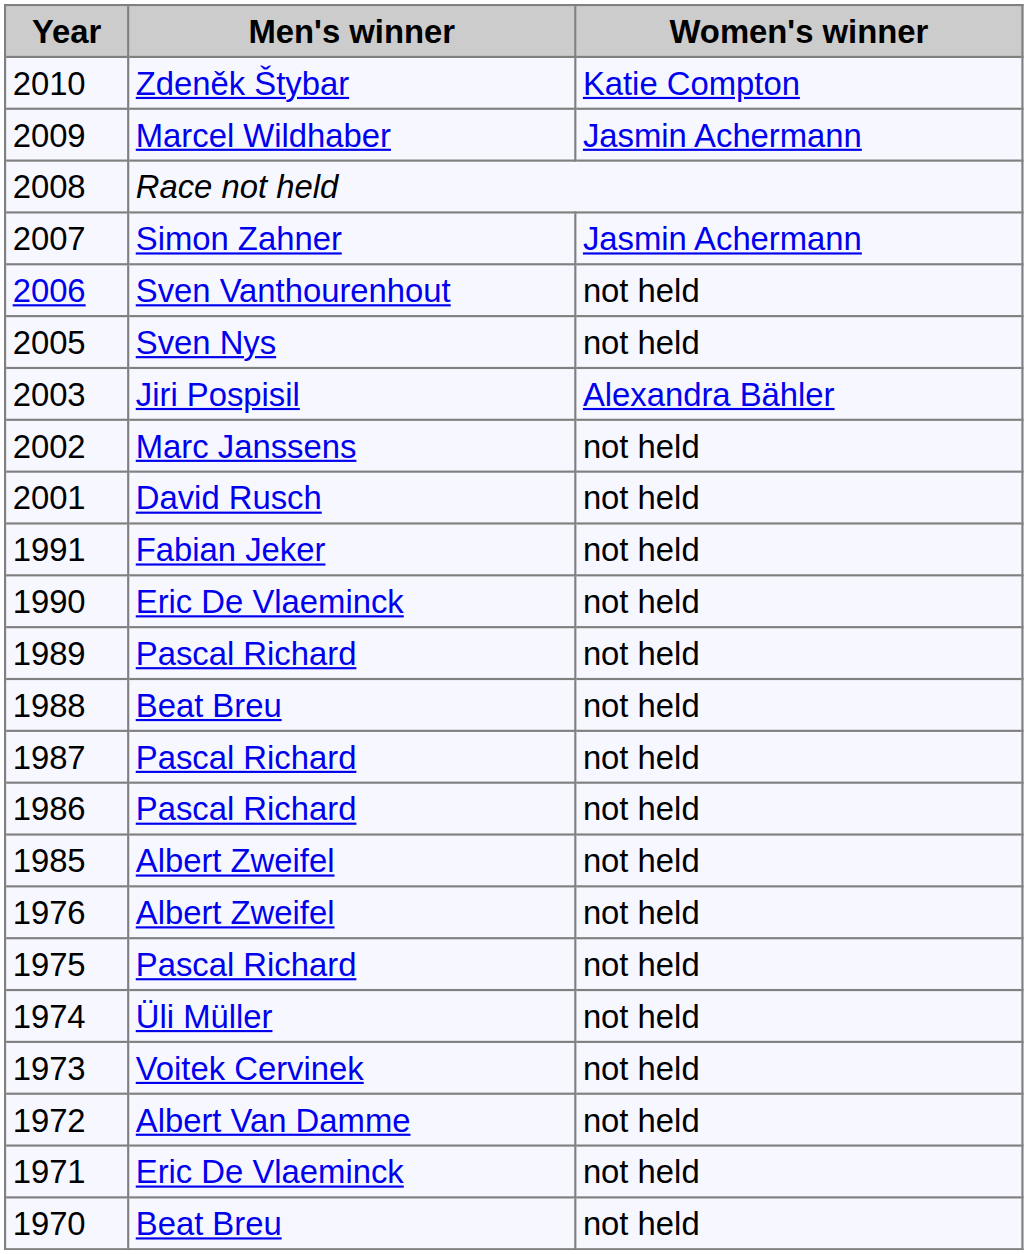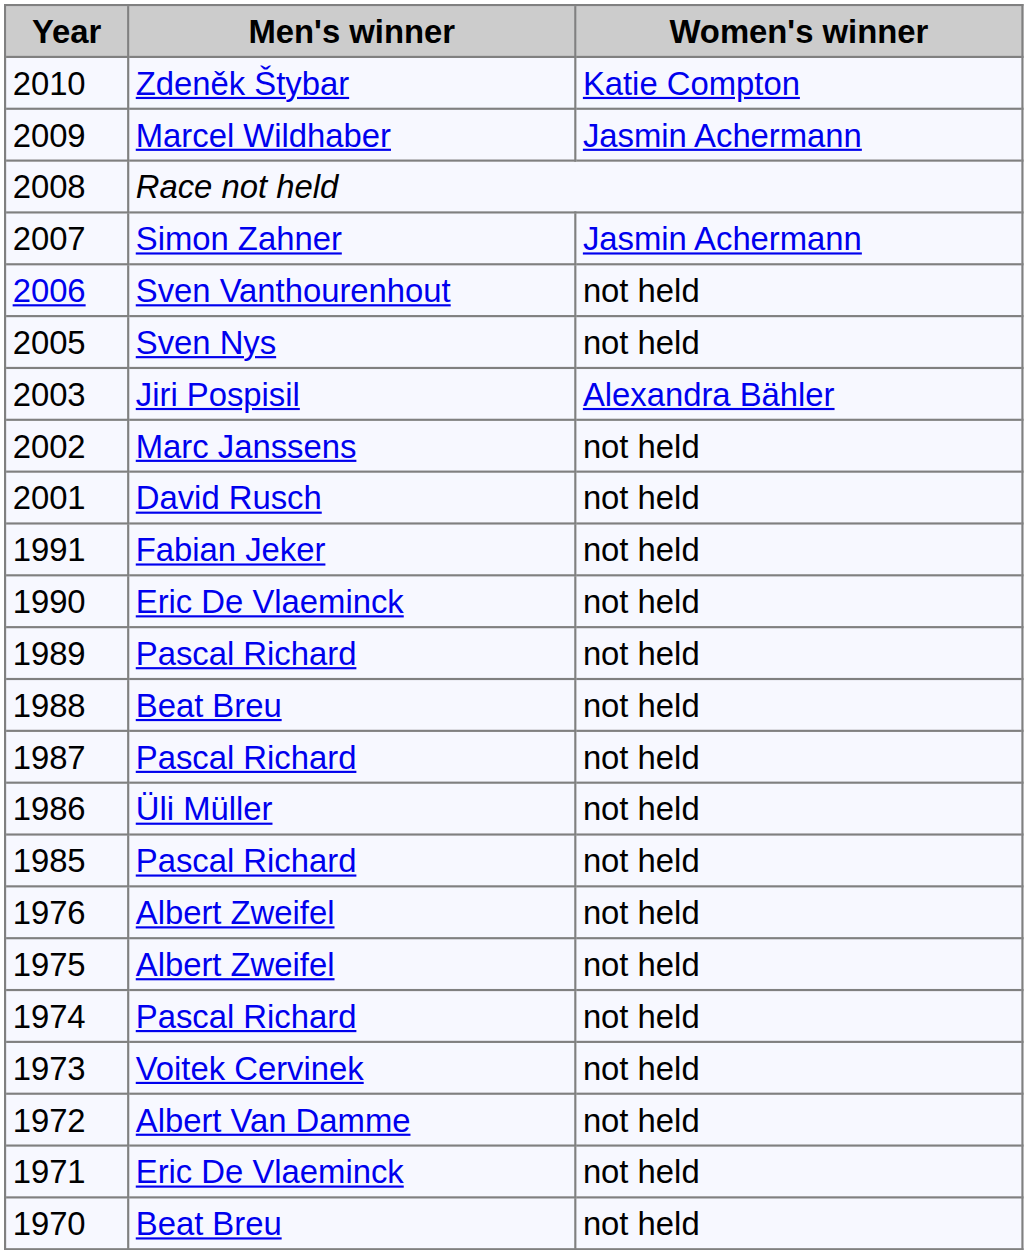(246, 809) Pascal Richard -> (204, 809) Üli Müller
(235, 860) Albert Zweifel -> (246, 860) Pascal Richard
(246, 964) Pascal Richard -> (235, 964) Albert Zweifel
(204, 1016) Üli Müller -> (246, 1016) Pascal Richard
